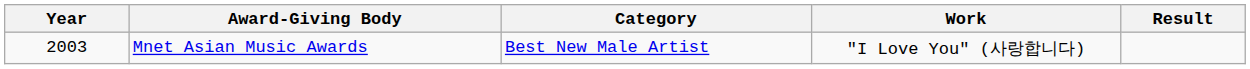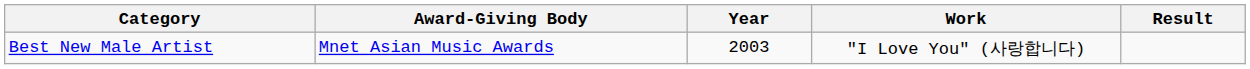columns swapped: (67, 19) <-> (656, 19)
